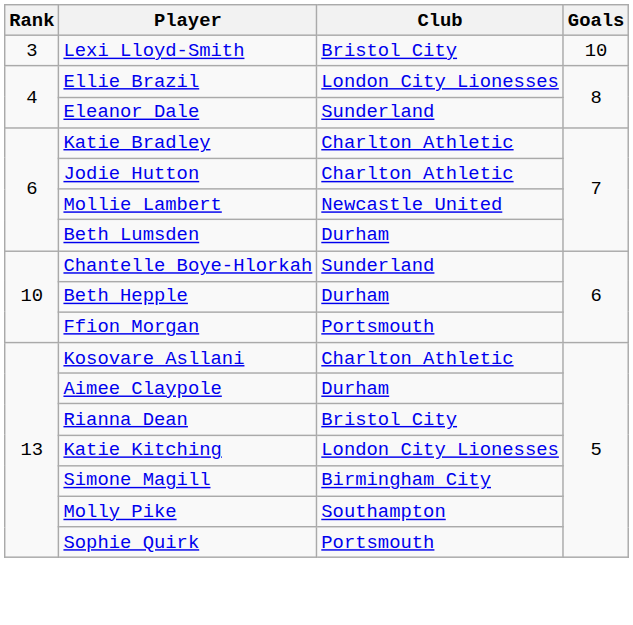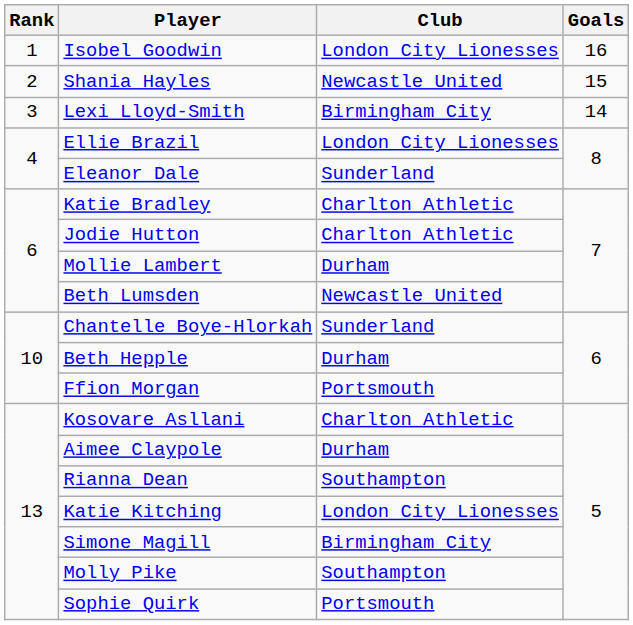+ row: (143, 51)
+ row: (137, 82)
(389, 51) Bristol City -> (406, 112) Birmingham City
(596, 51) 10 -> (596, 112) 14
(412, 204) Newcastle United -> (355, 266) Durham
(355, 235) Durham -> (412, 297) Newcastle United
(389, 419) Bristol City -> (384, 481) Southampton
